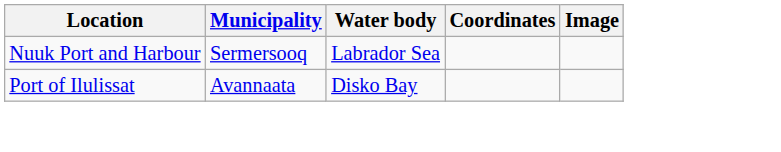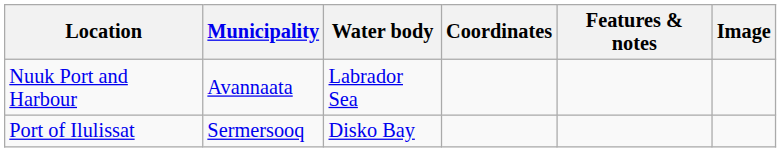+ column: (634, 32)
(259, 52) Sermersooq -> (250, 87) Avannaata
(253, 85) Avannaata -> (256, 130) Sermersooq
